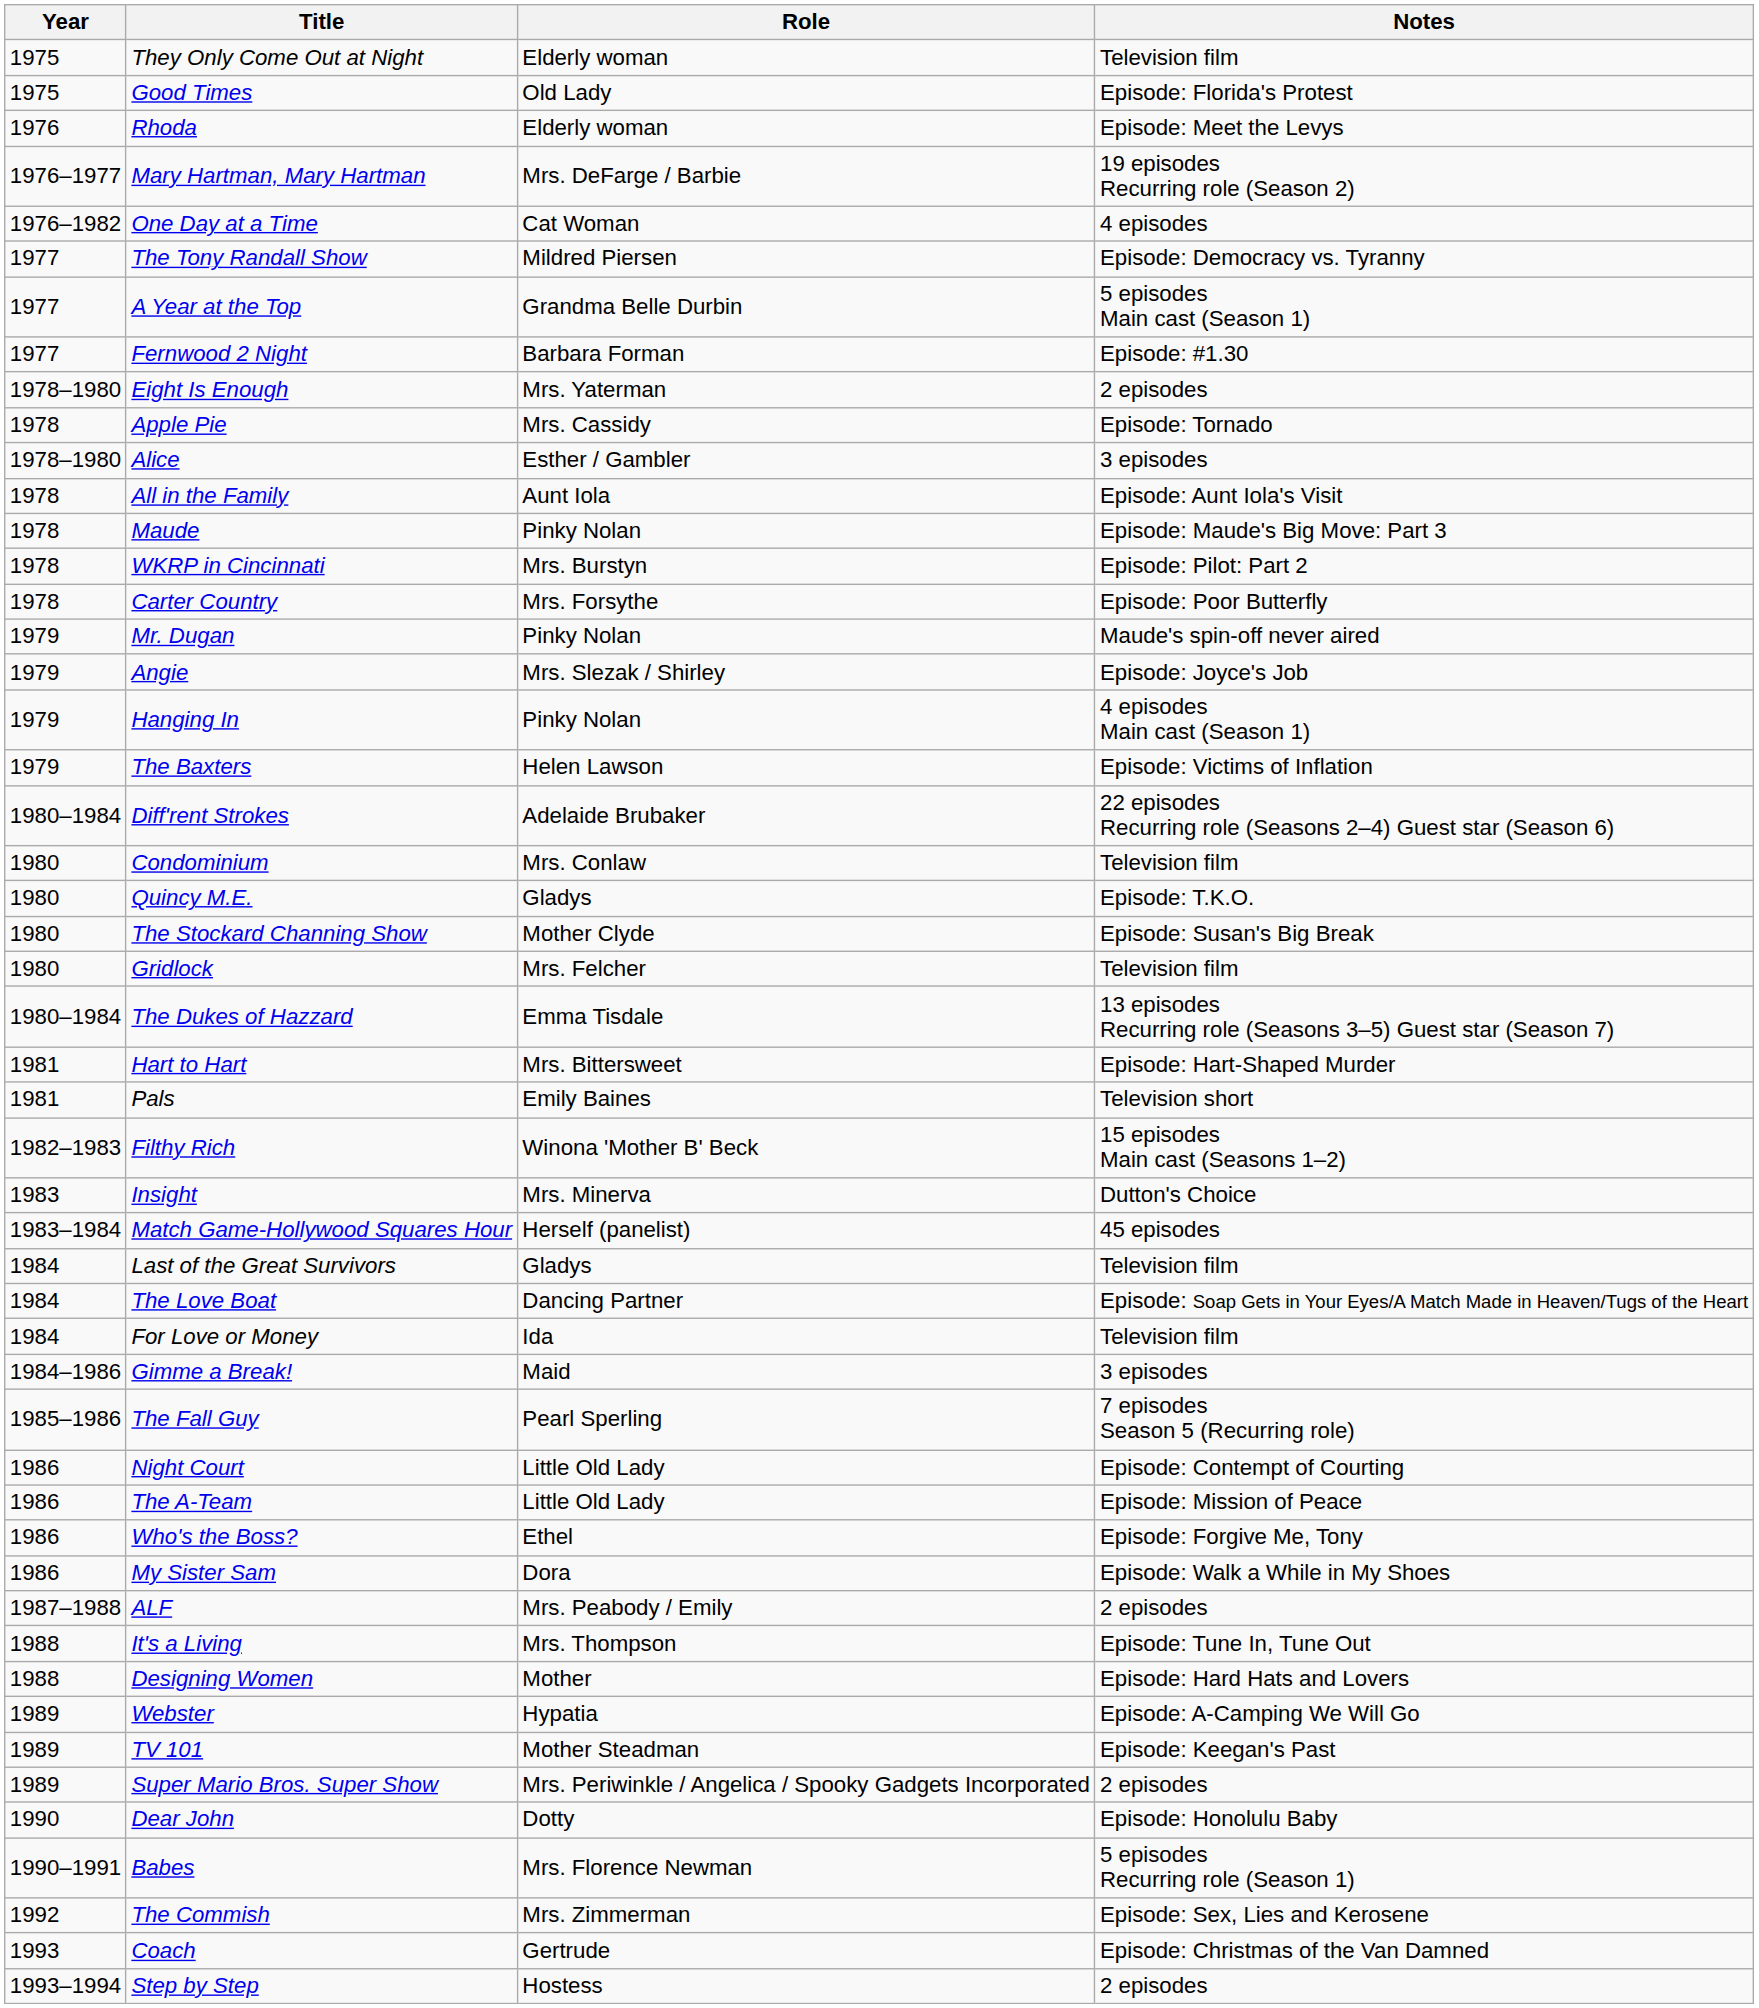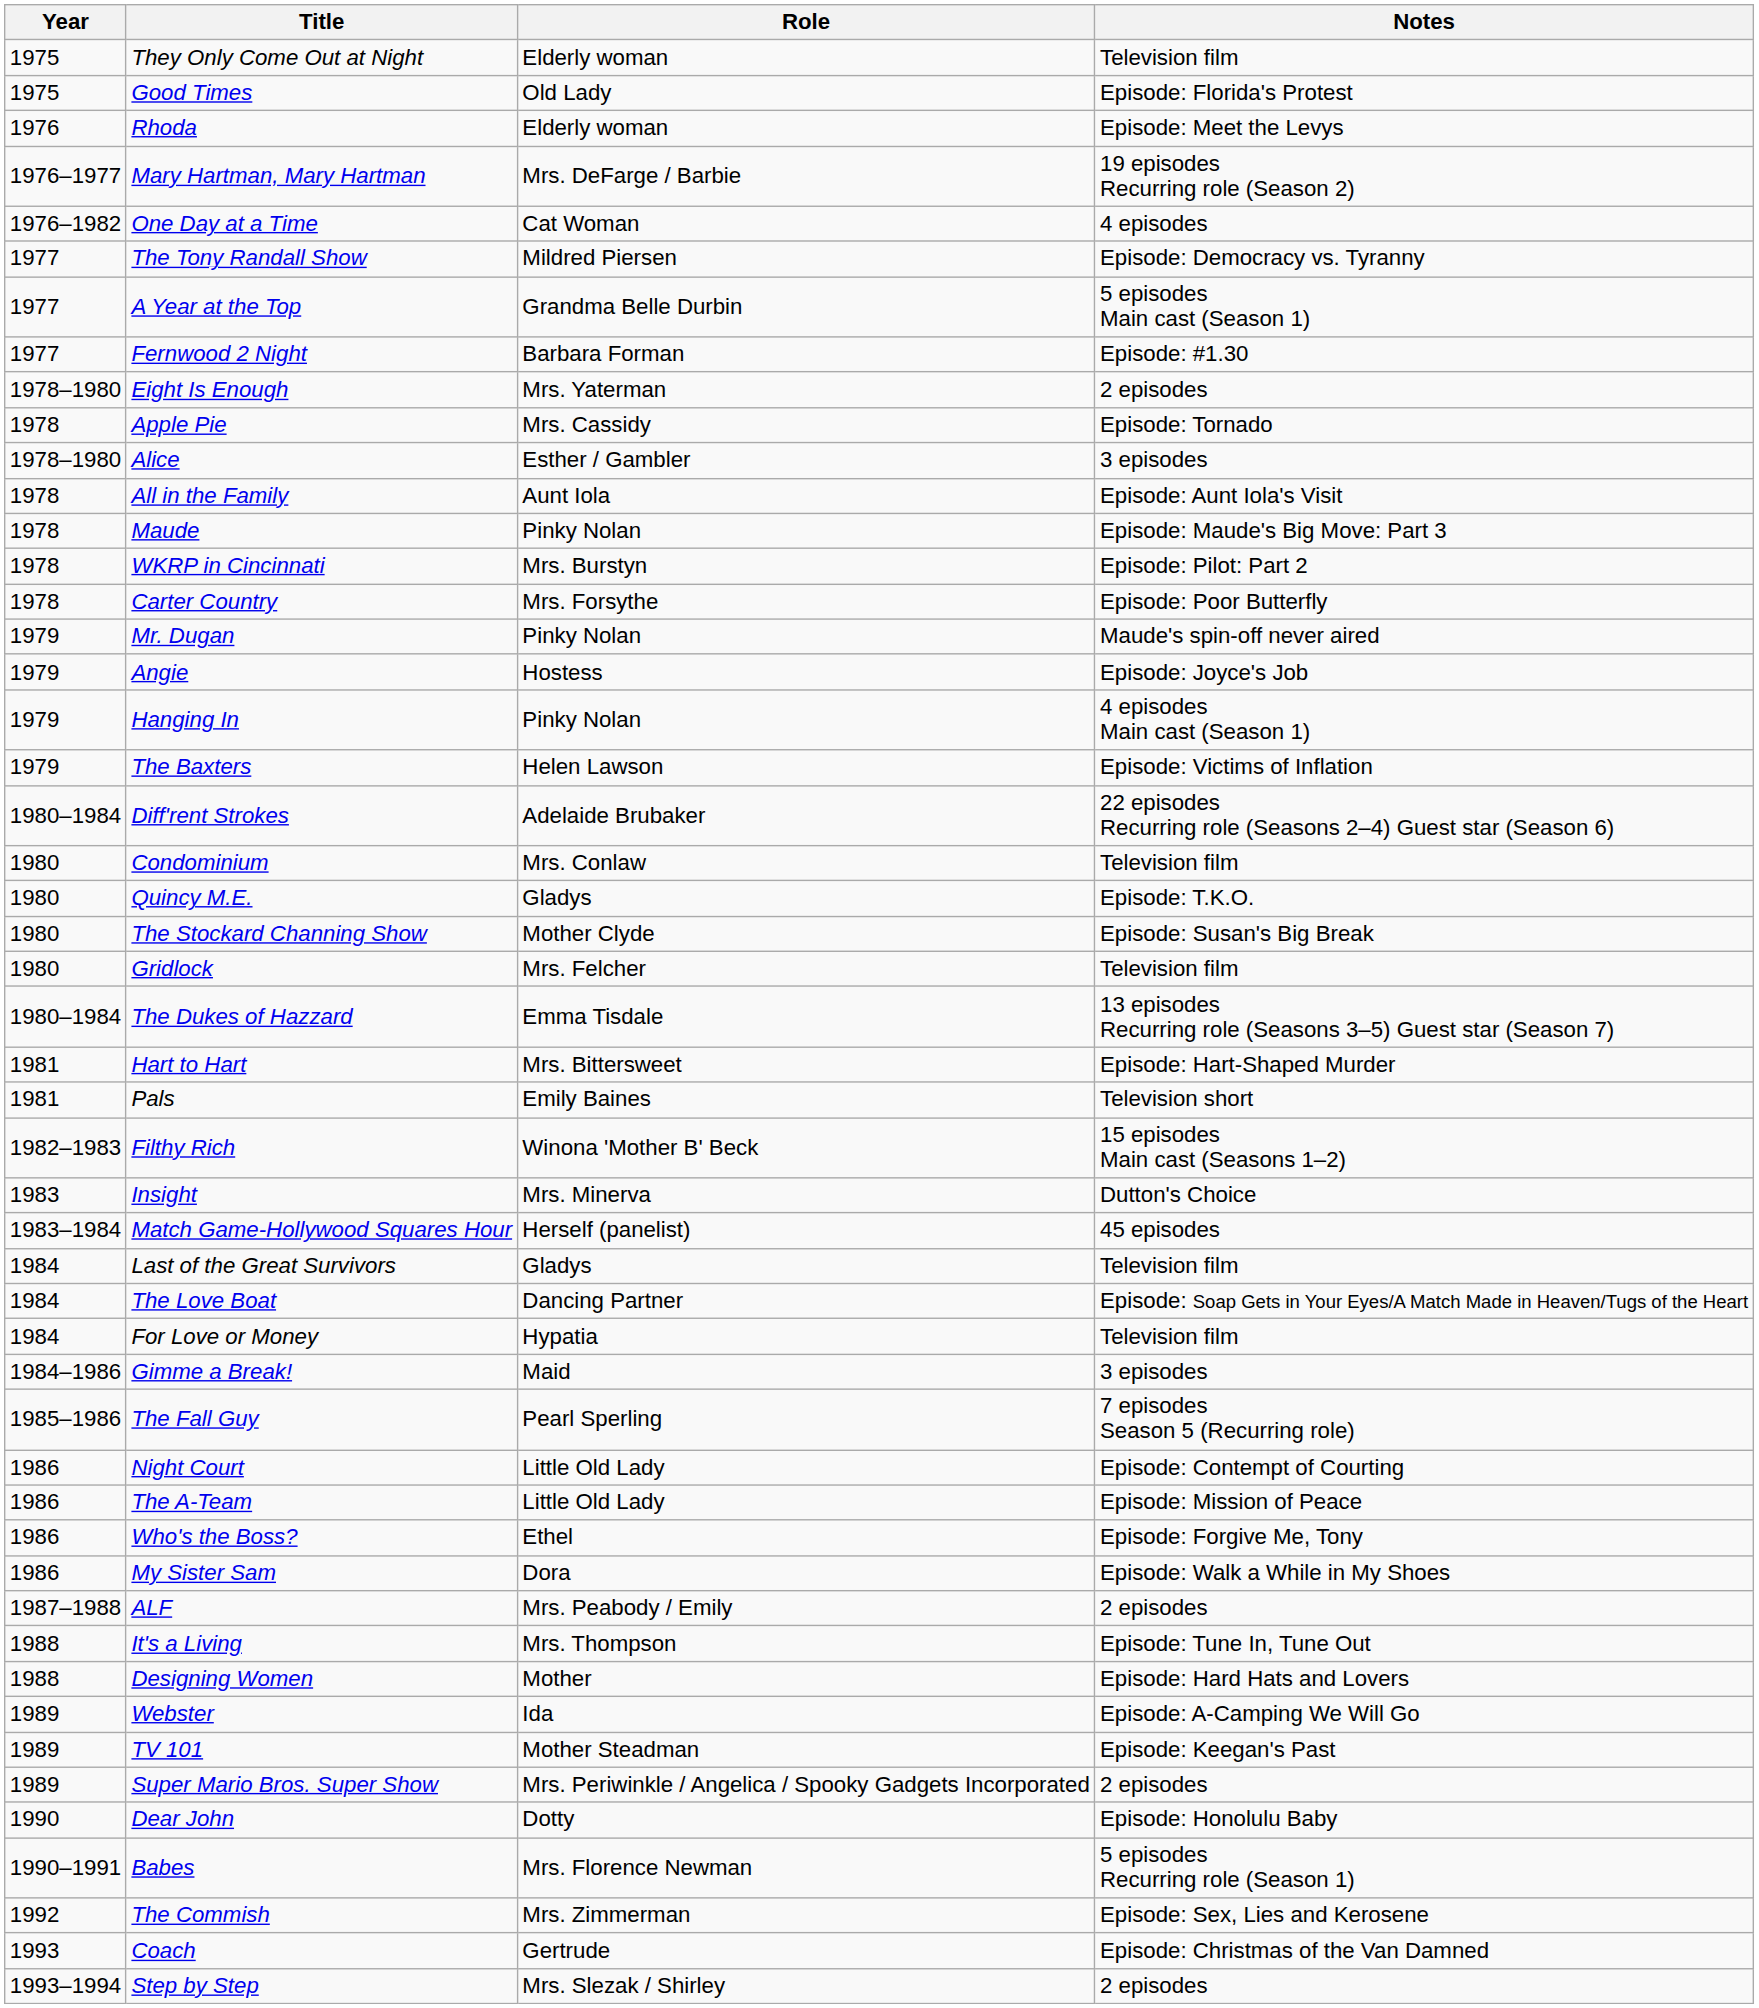(624, 671) Mrs. Slezak / Shirley -> (563, 671) Hostess
(538, 1336) Ida -> (560, 1336) Hypatia
(560, 1713) Hypatia -> (538, 1713) Ida
(563, 1985) Hostess -> (624, 1985) Mrs. Slezak / Shirley
